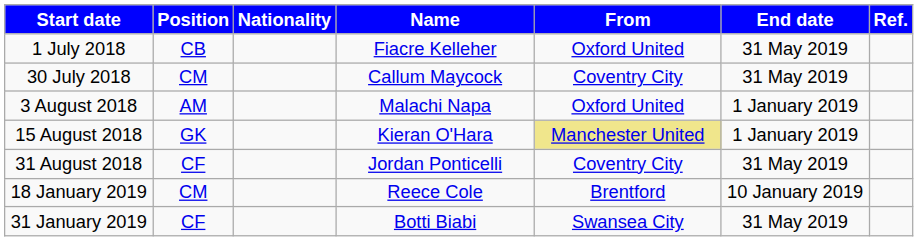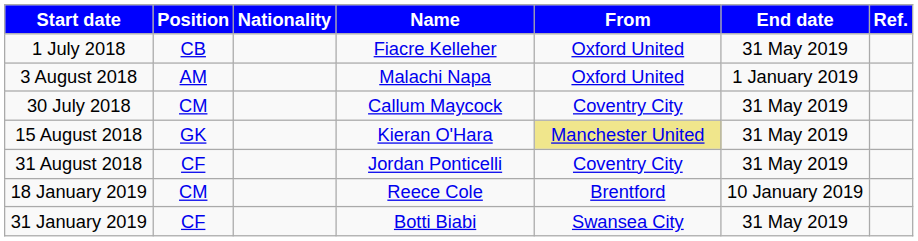rows swapped: (79, 77) <-> (79, 106)
(795, 135) 1 January 2019 -> (795, 135) 31 May 2019
